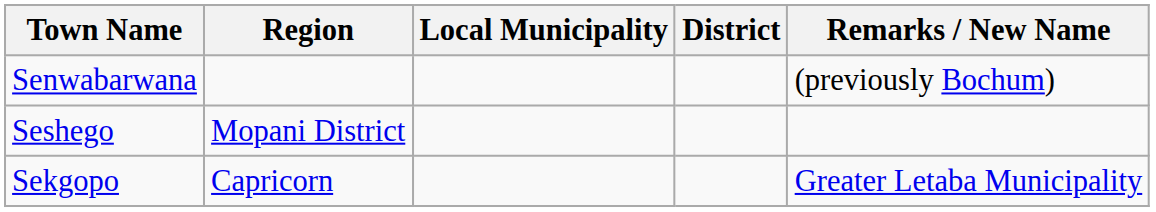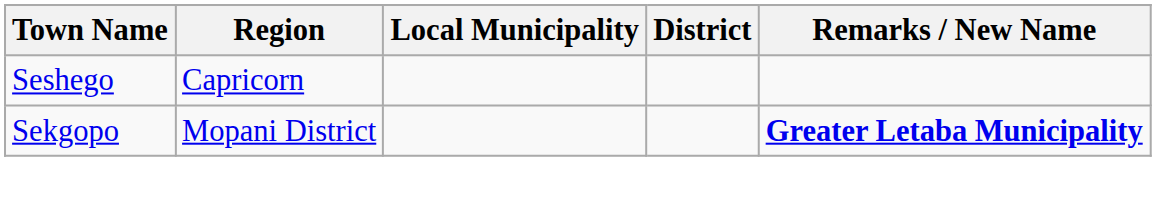- row: (104, 80)
(308, 130) Mopani District -> (243, 80) Capricorn
(272, 181) Capricorn -> (279, 130) Mopani District
(968, 181) normal -> (954, 130) bold
